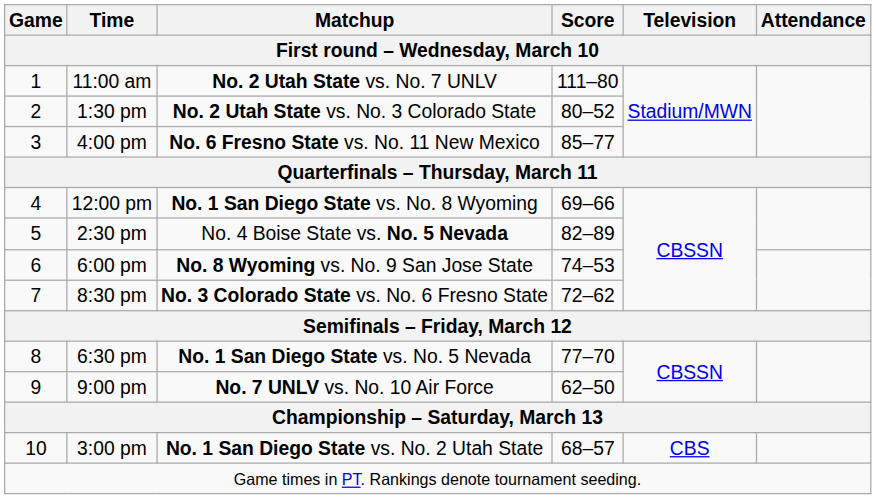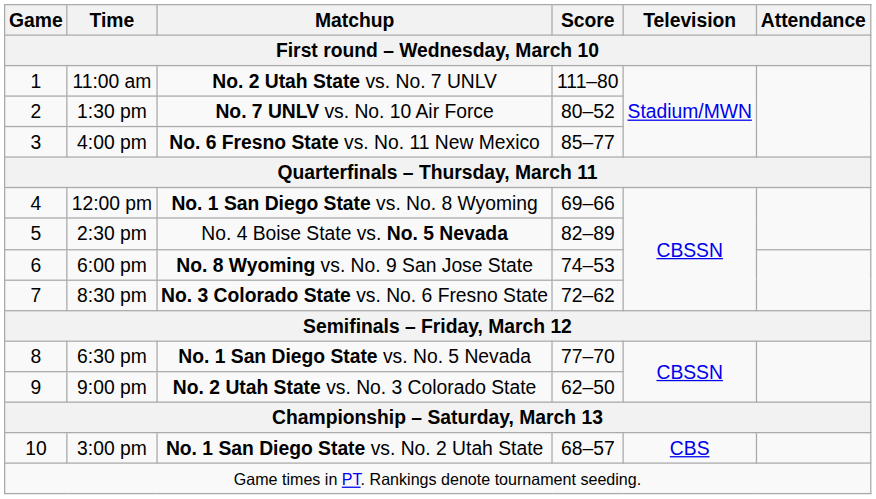(355, 112) No. 2 Utah State vs. No. 3 Colorado State -> (355, 112) No. 7 UNLV vs. No. 10 Air Force
(355, 387) No. 7 UNLV vs. No. 10 Air Force -> (355, 387) No. 2 Utah State vs. No. 3 Colorado State
